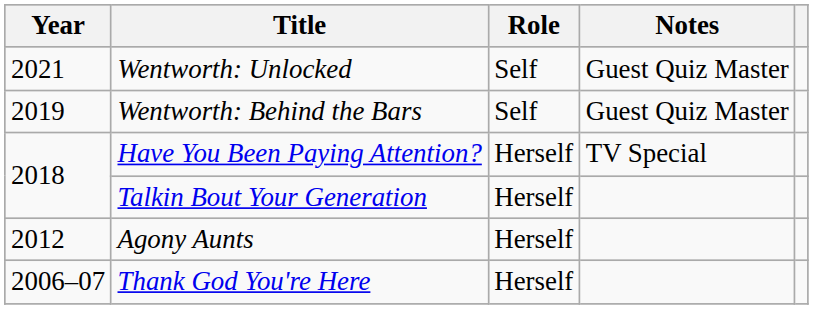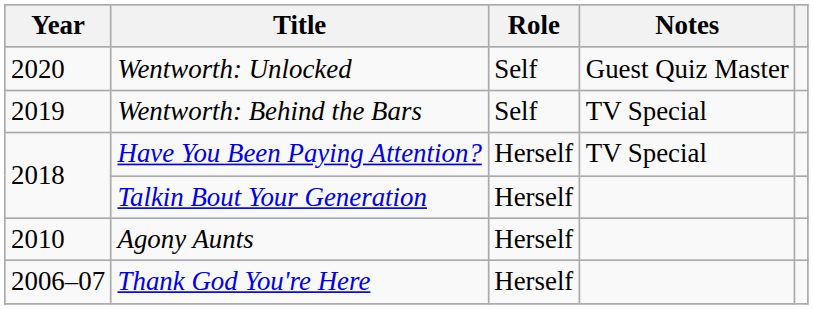(38, 68) 2021 -> (38, 68) 2020
(687, 111) Guest Quiz Master -> (646, 111) TV Special
(38, 238) 2012 -> (38, 238) 2010
